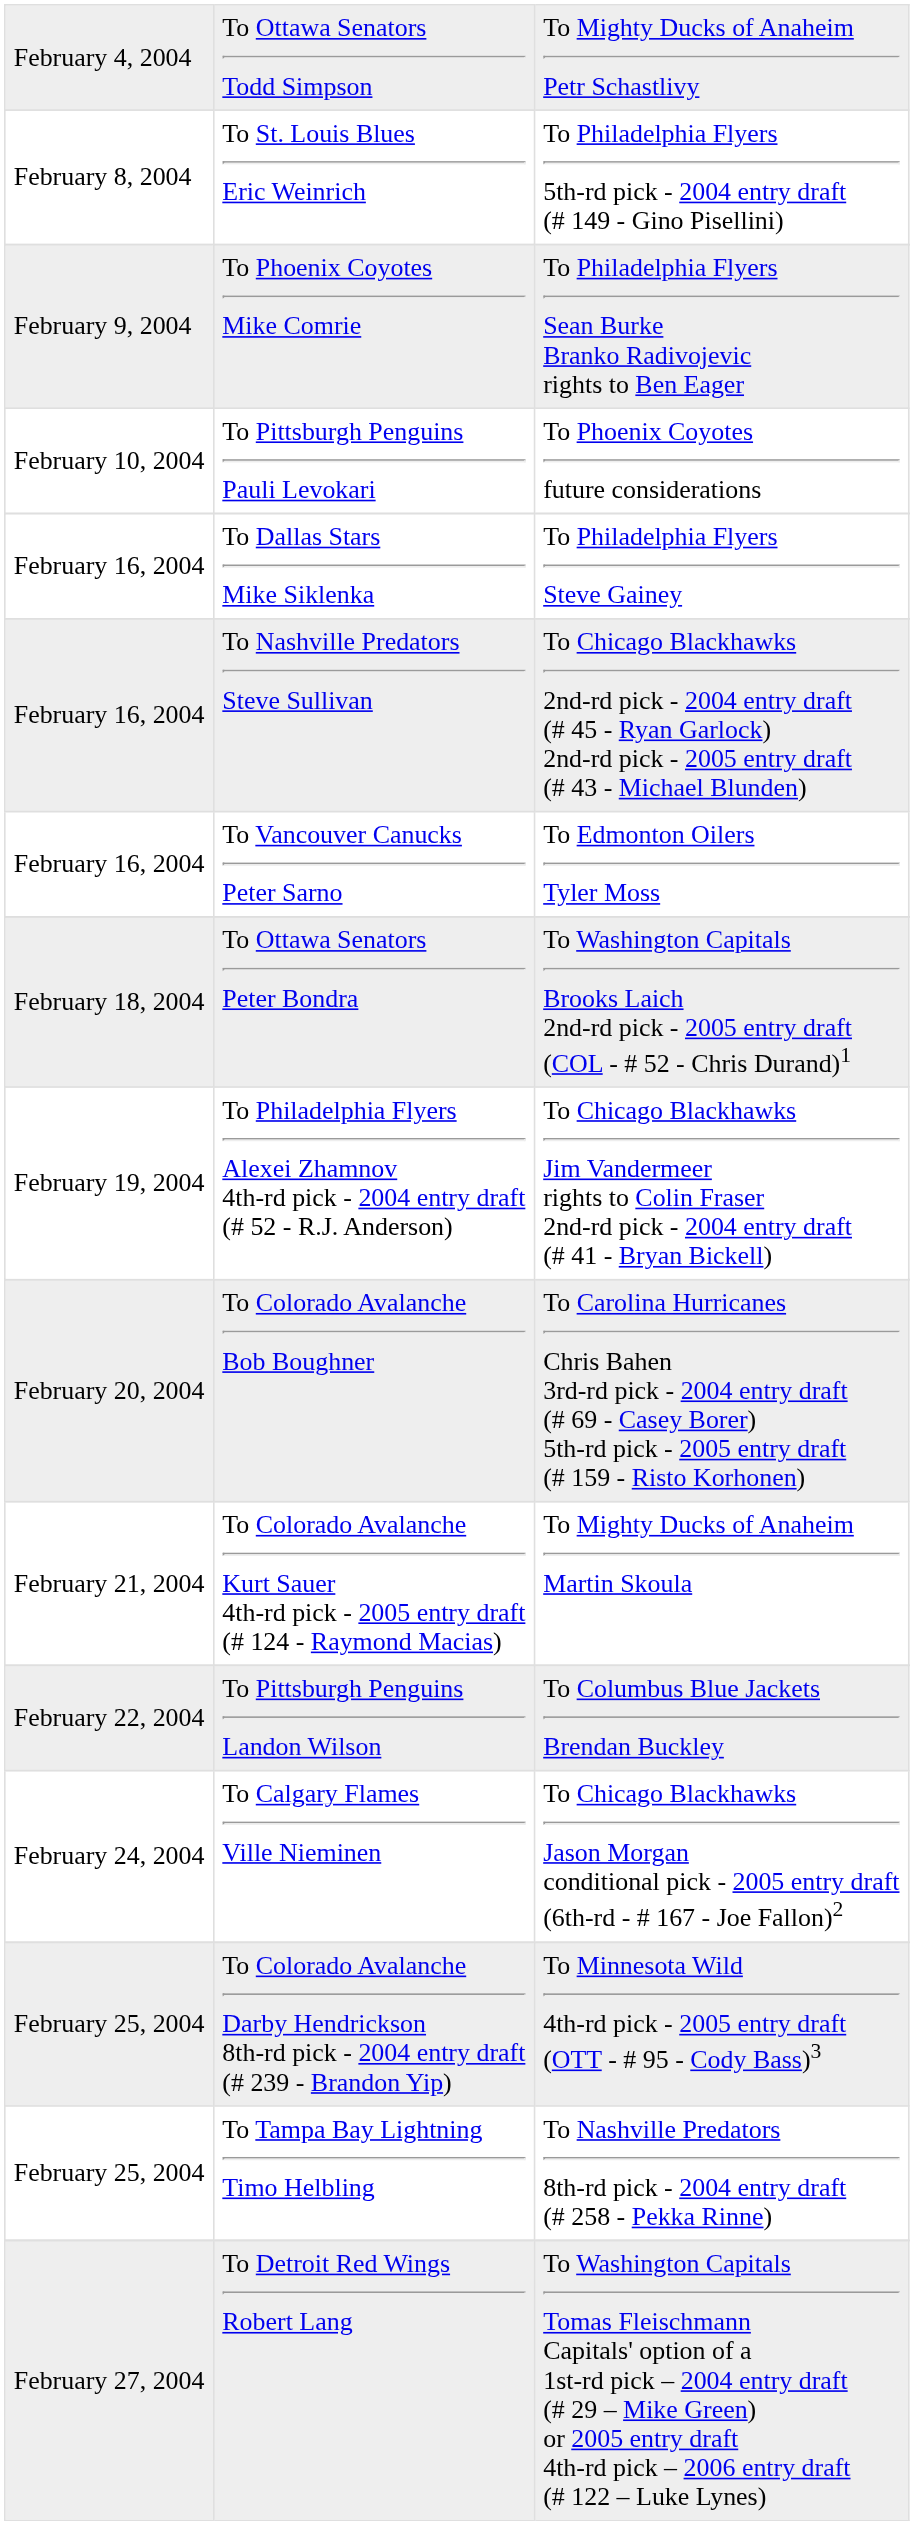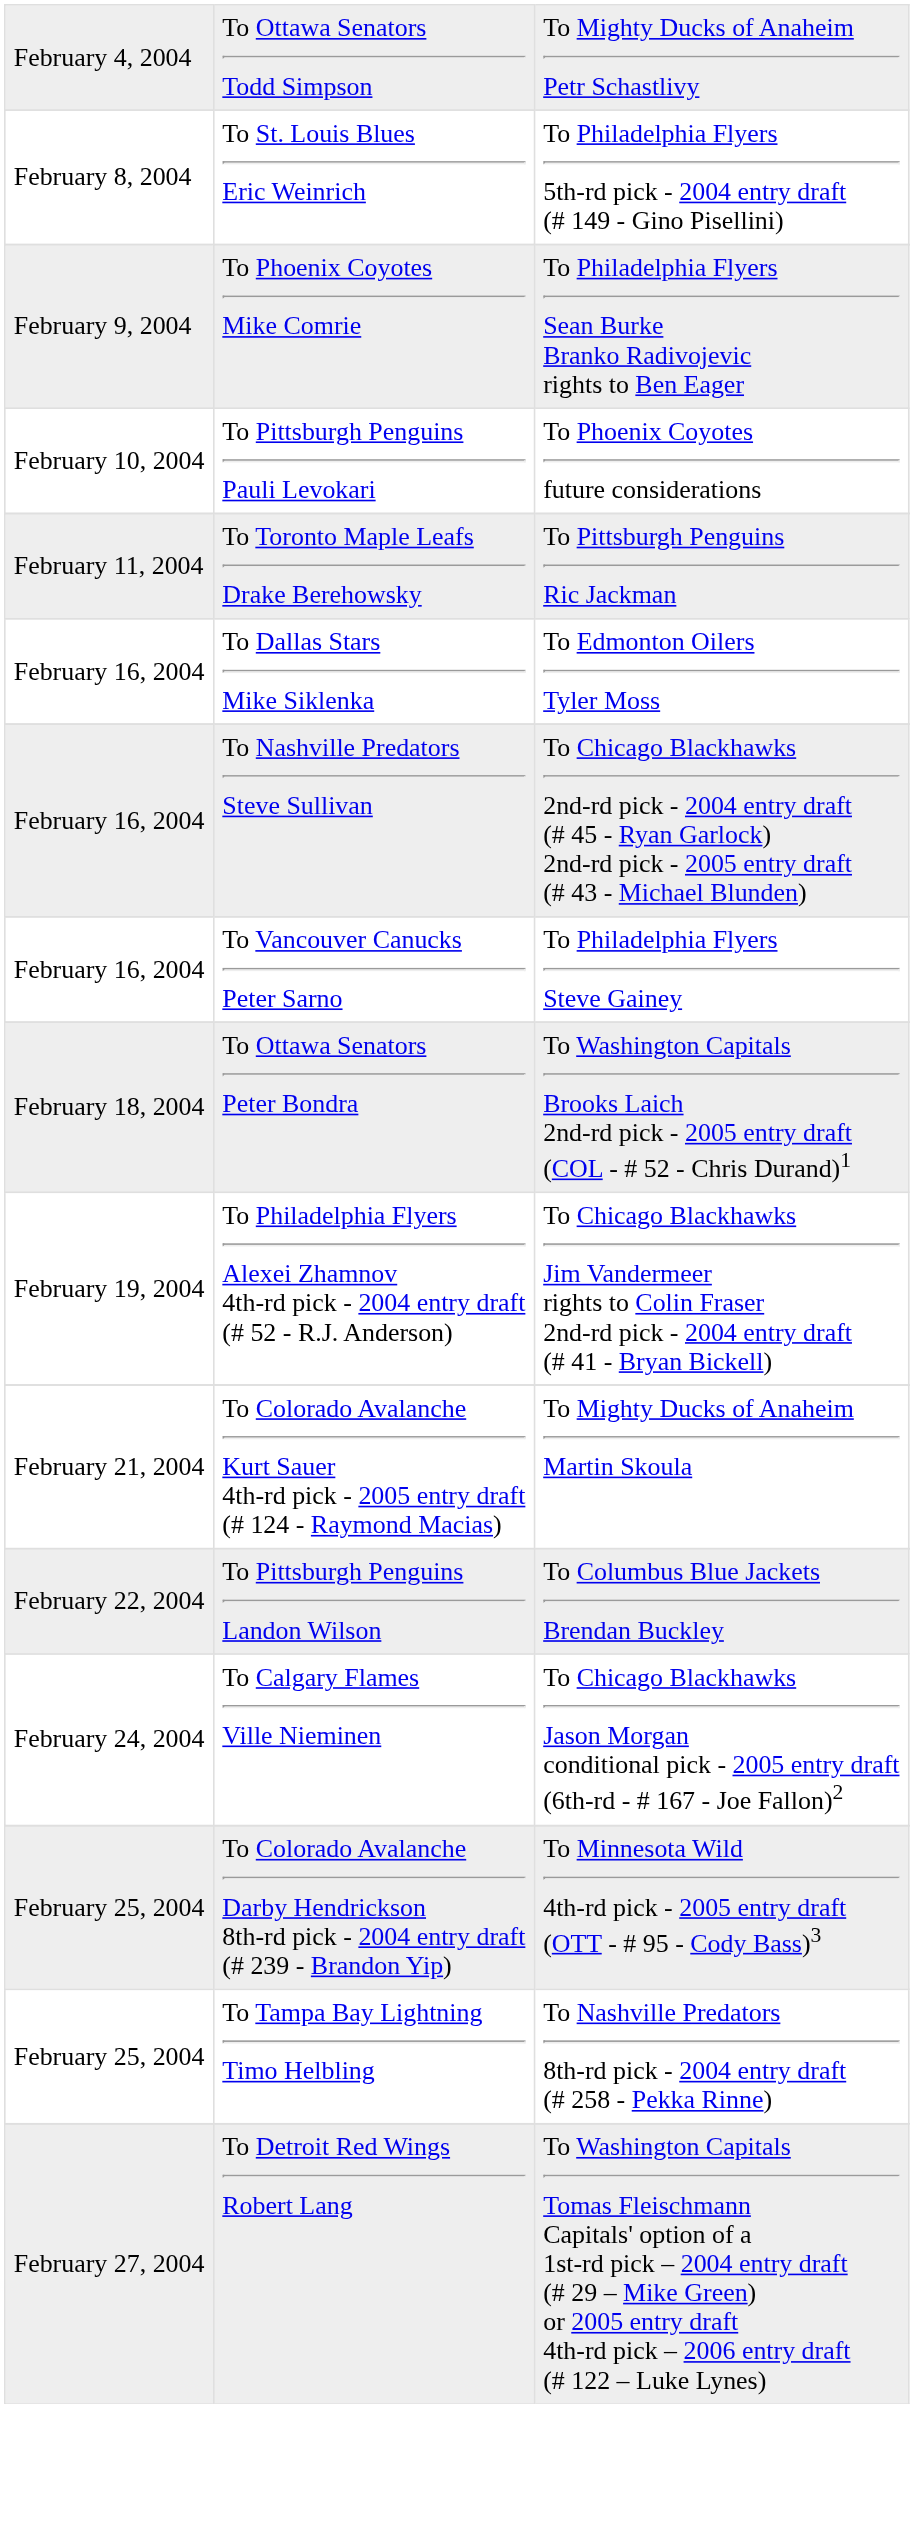+ row: (374, 565)
(721, 565) To Philadelphia Flyers Steve Gainey -> (721, 671) To Edmonton Oilers Tyler Moss
(721, 863) To Edmonton Oilers Tyler Moss -> (721, 969) To Philadelphia Flyers Steve Gainey
- row: (374, 1332)
